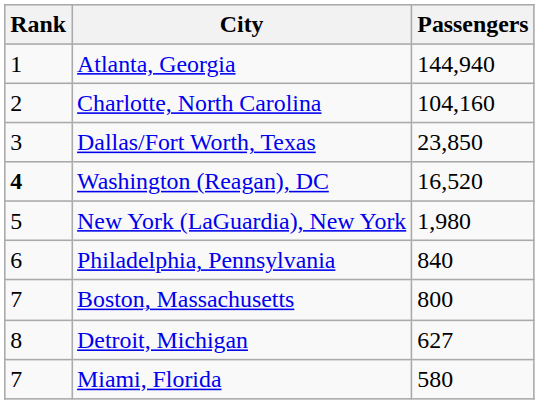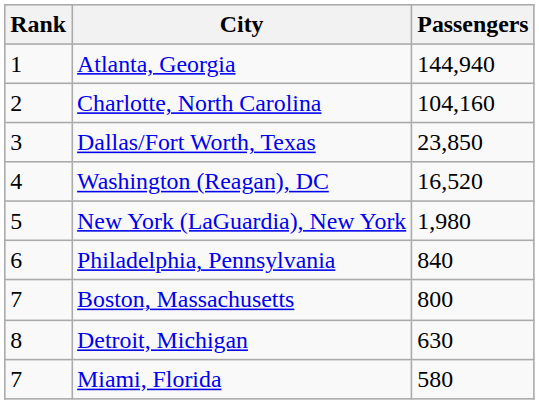(16, 181) bold -> (16, 181) normal
(435, 339) 627 -> (435, 339) 630
